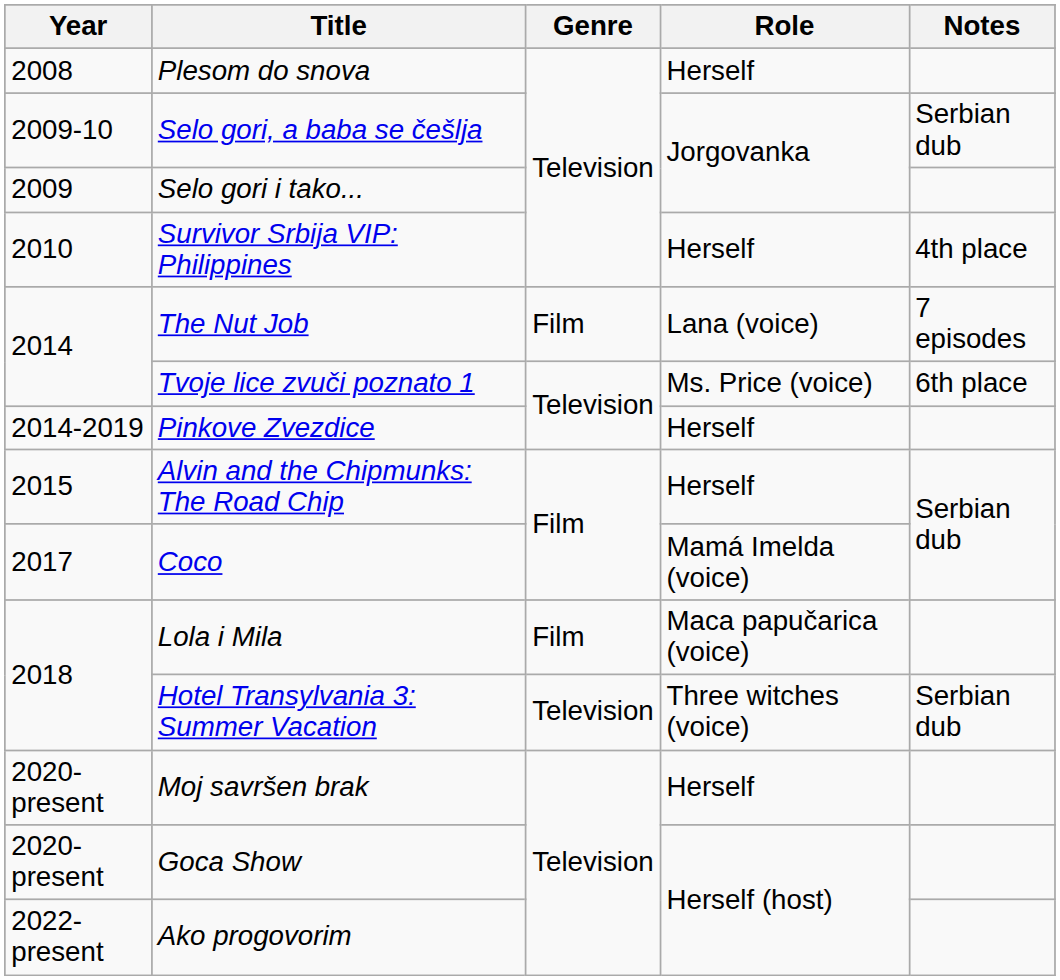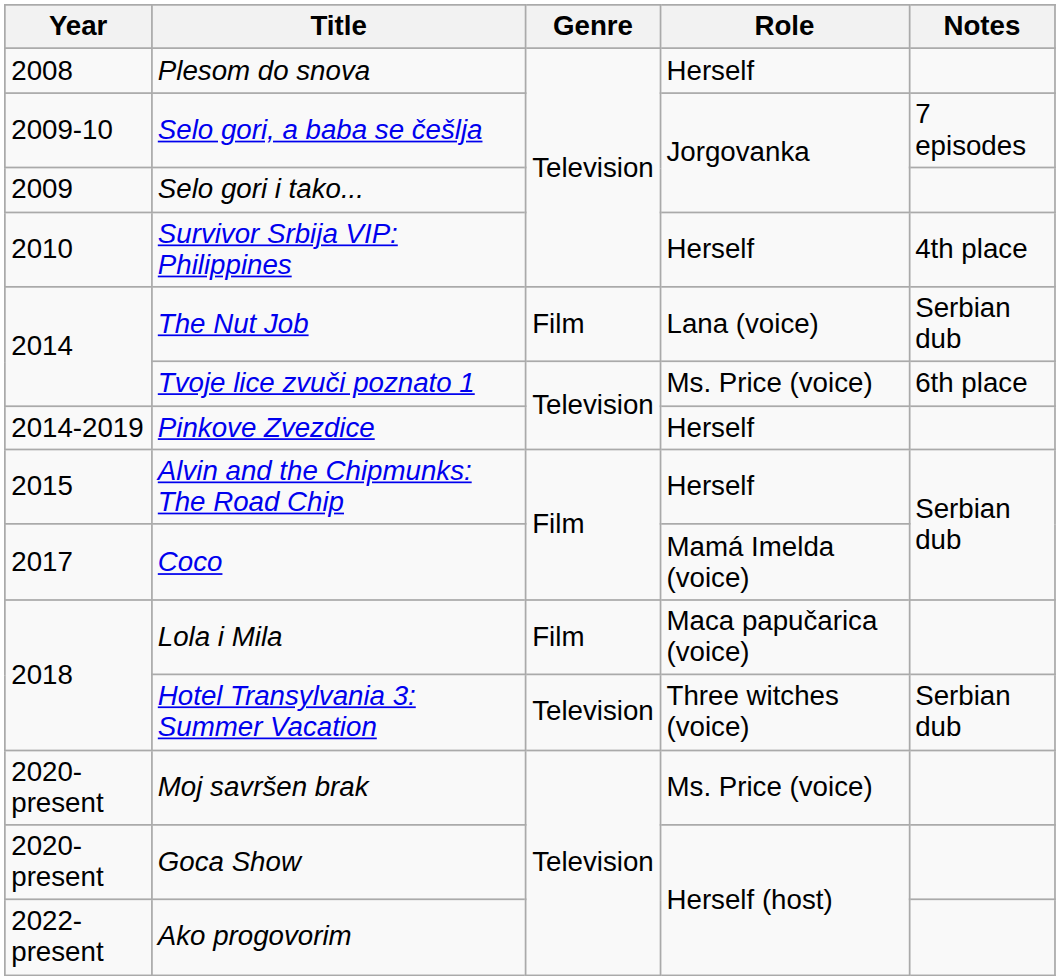(963, 129) Serbian dub -> (971, 129) 7 episodes
(971, 323) 7 episodes -> (963, 323) Serbian dub
(710, 786) Herself -> (770, 786) Ms. Price (voice)
